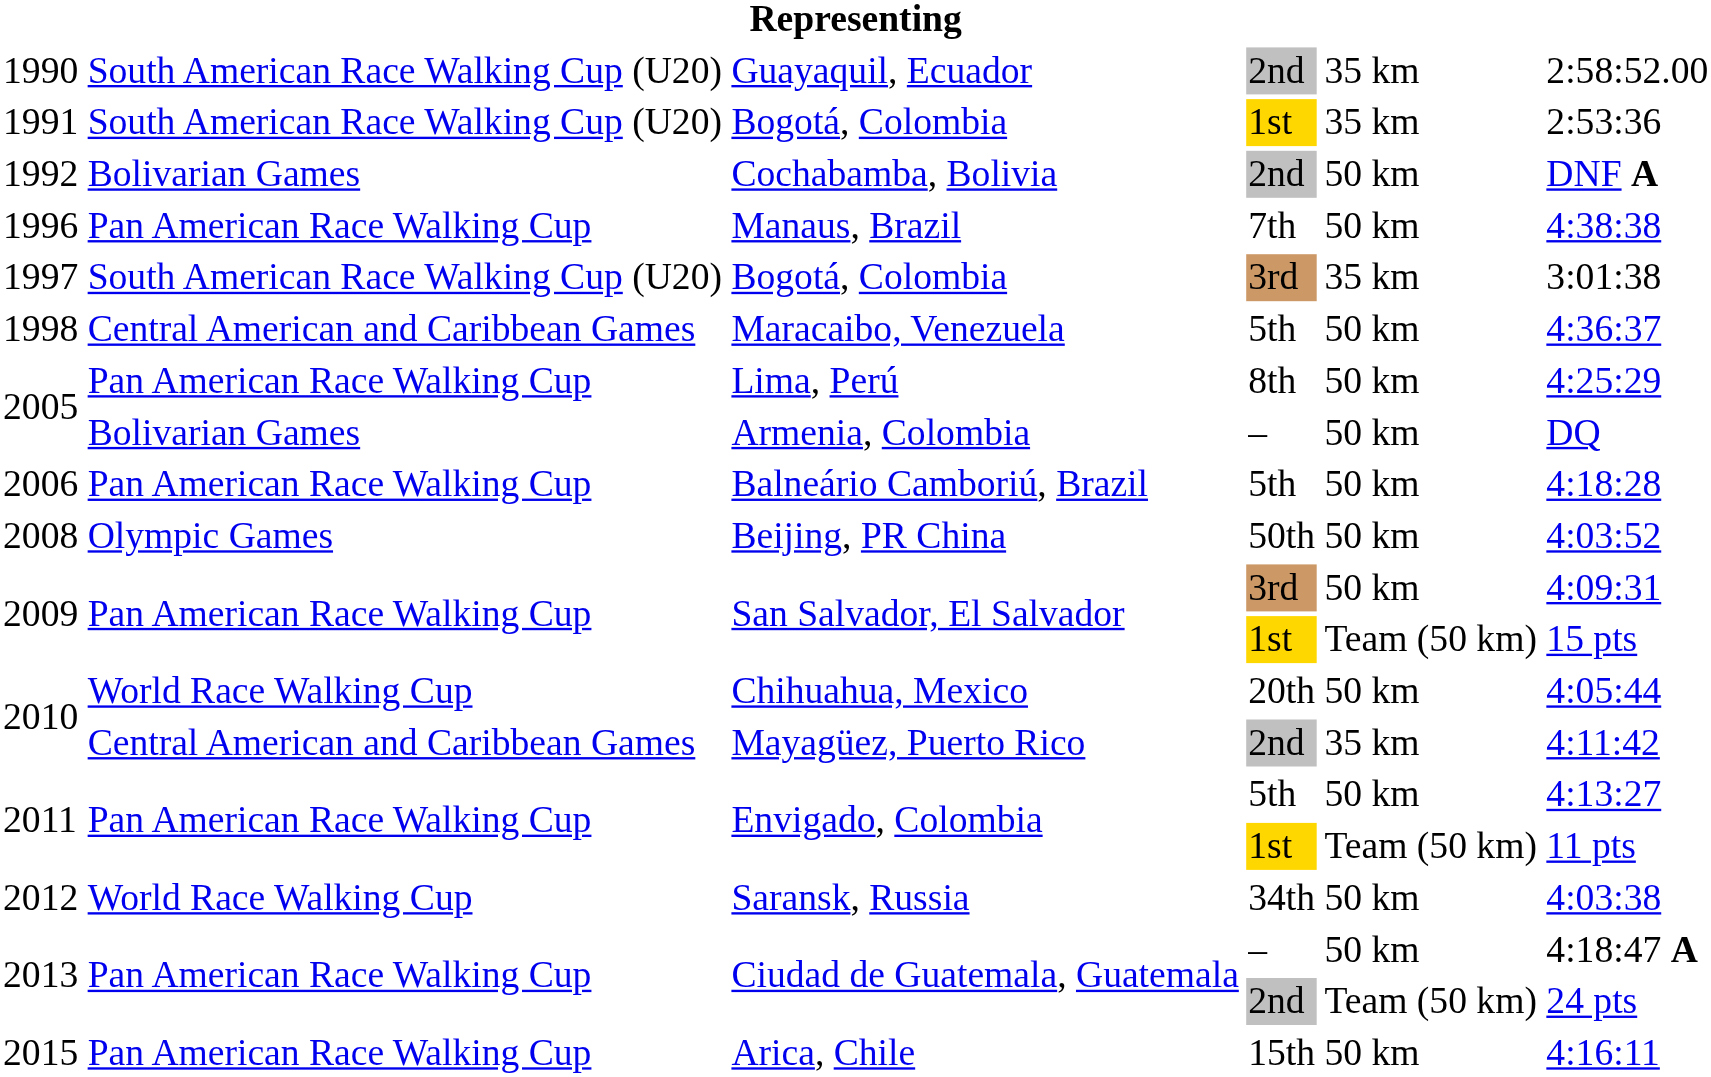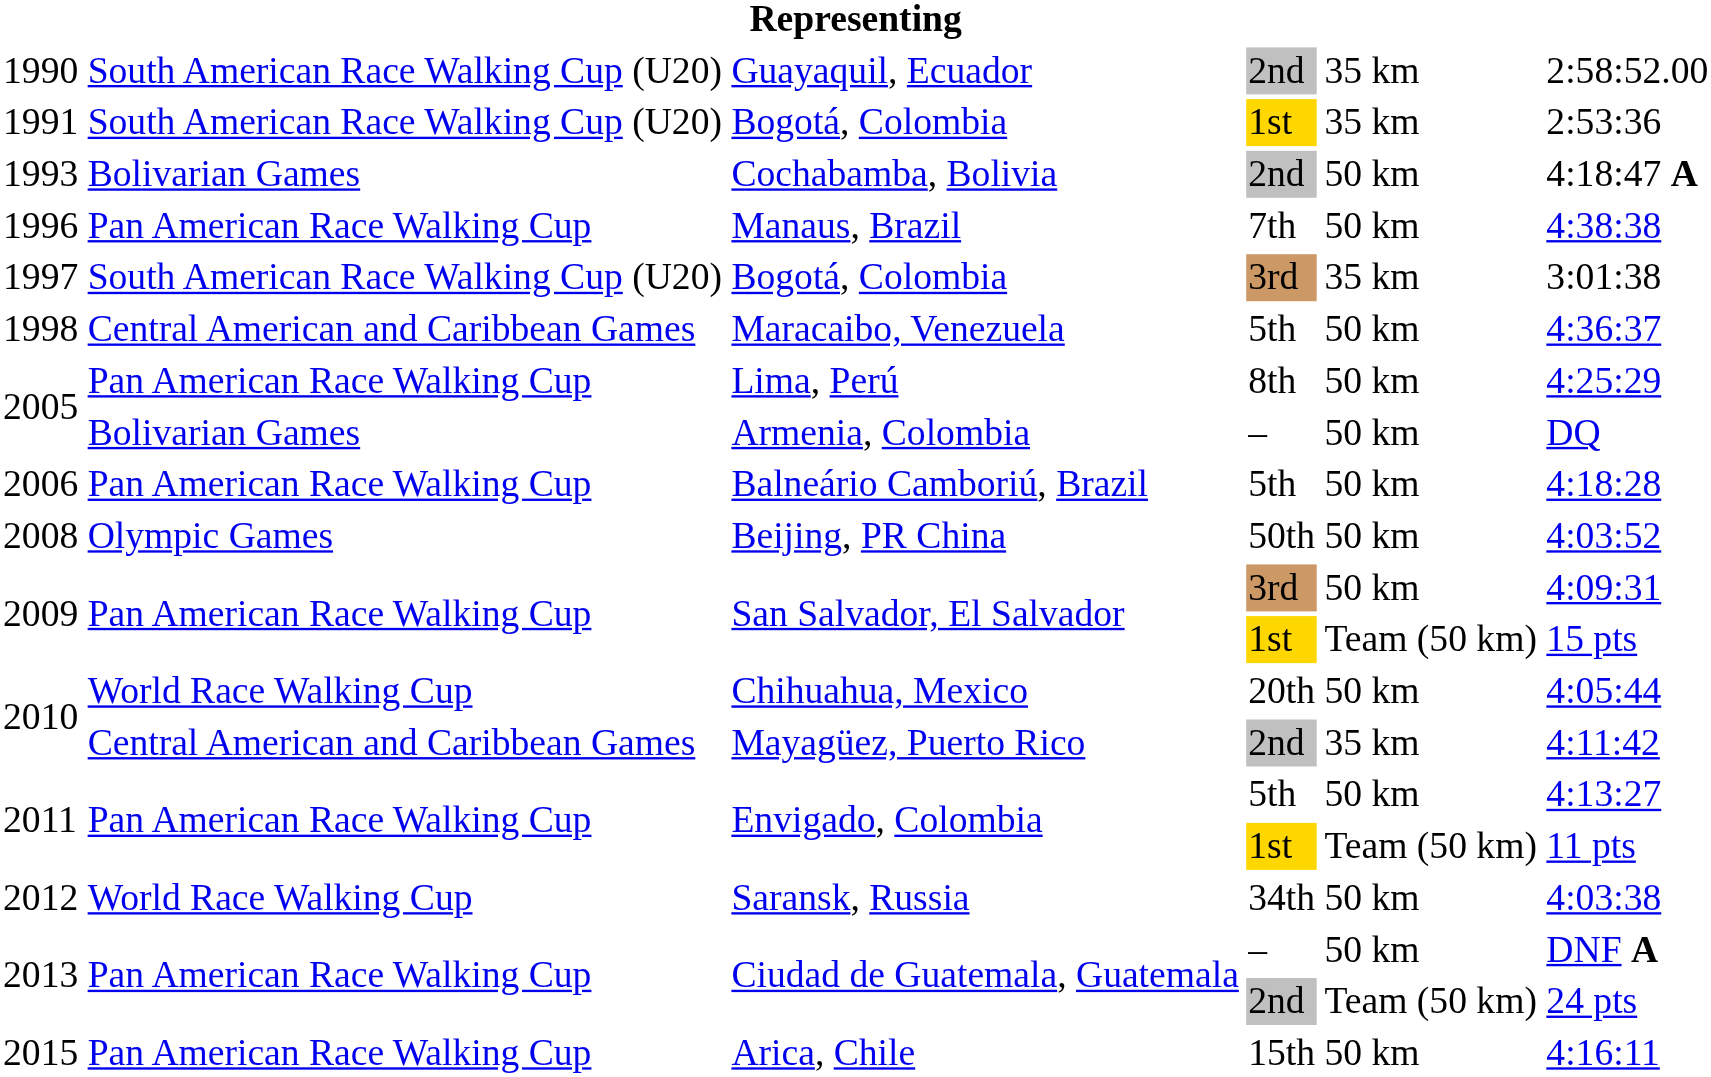(41, 173) 1992 -> (41, 173) 1993
(1602, 173) DNF A -> (1622, 173) 4:18:47 A
(1622, 949) 4:18:47 A -> (1602, 949) DNF A
